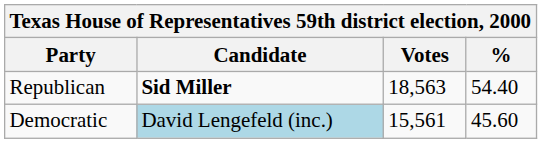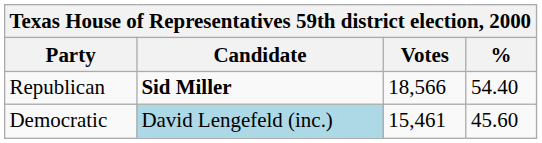(417, 87) 18,563 -> (417, 87) 18,566
(417, 120) 15,561 -> (417, 120) 15,461
